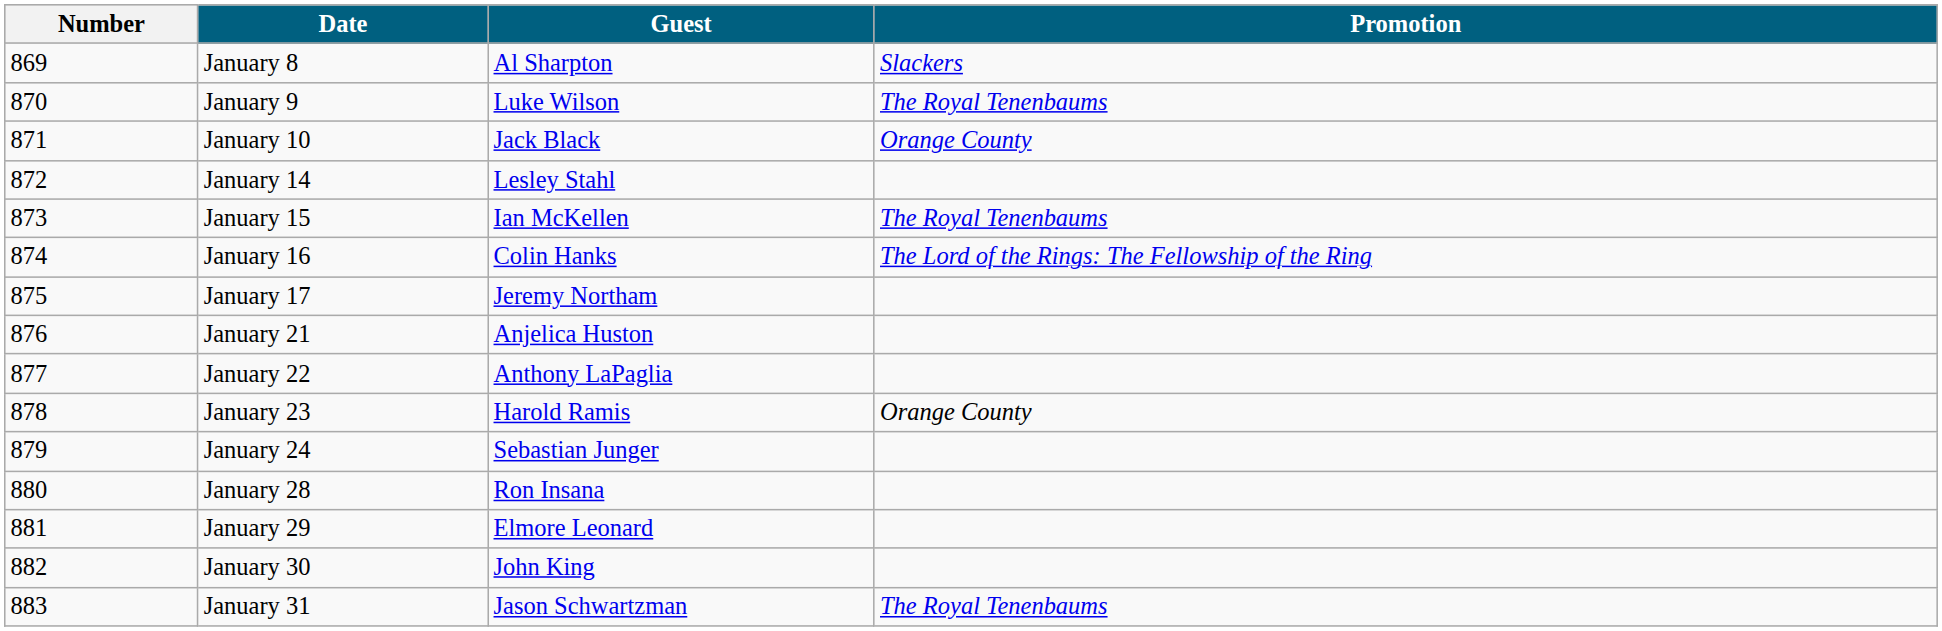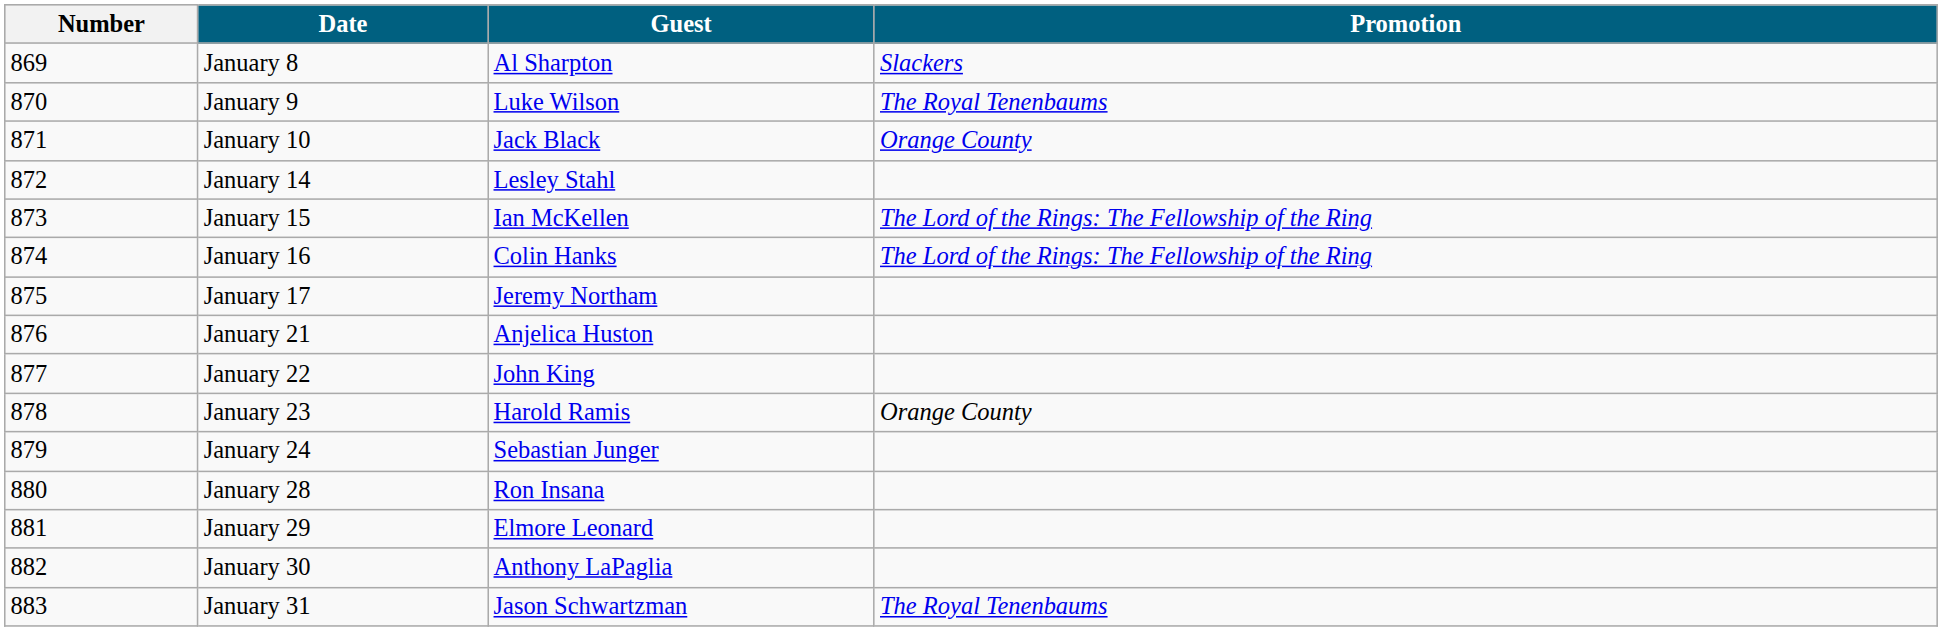(994, 218) The Royal Tenenbaums -> (1126, 218) The Lord of the Rings: The Fellowship of the Ring
(583, 373) Anthony LaPaglia -> (544, 373) John King
(544, 567) John King -> (583, 567) Anthony LaPaglia
